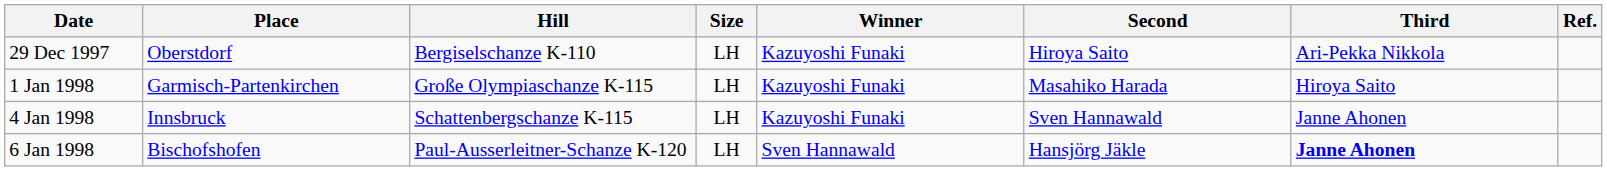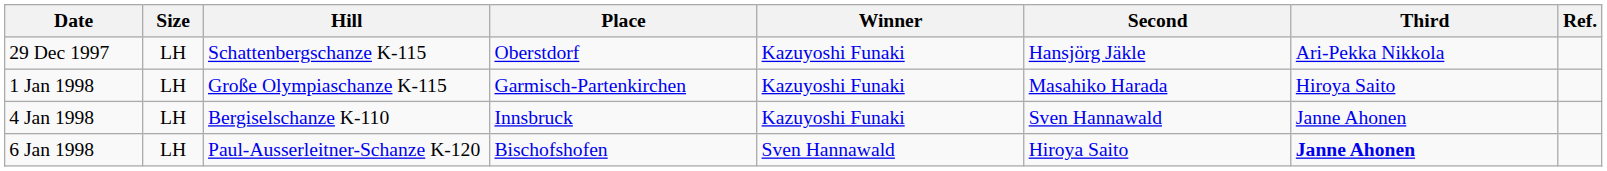columns swapped: (276, 20) <-> (727, 20)
(505, 53) Bergiselschanze K-110 -> (317, 53) Schattenbergschanze K-115
(1078, 53) Hiroya Saito -> (1087, 53) Hansjörg Jäkle
(524, 117) Schattenbergschanze K-115 -> (299, 117) Bergiselschanze K-110
(1087, 150) Hansjörg Jäkle -> (1078, 150) Hiroya Saito
